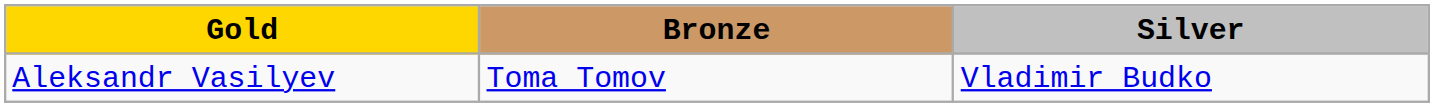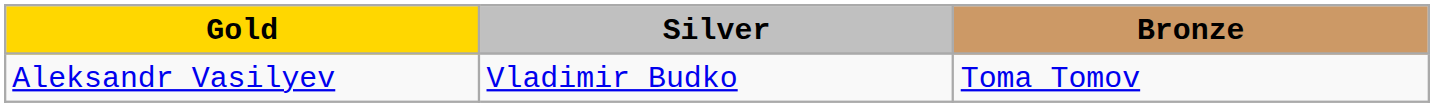columns swapped: (1191, 30) <-> (716, 30)
